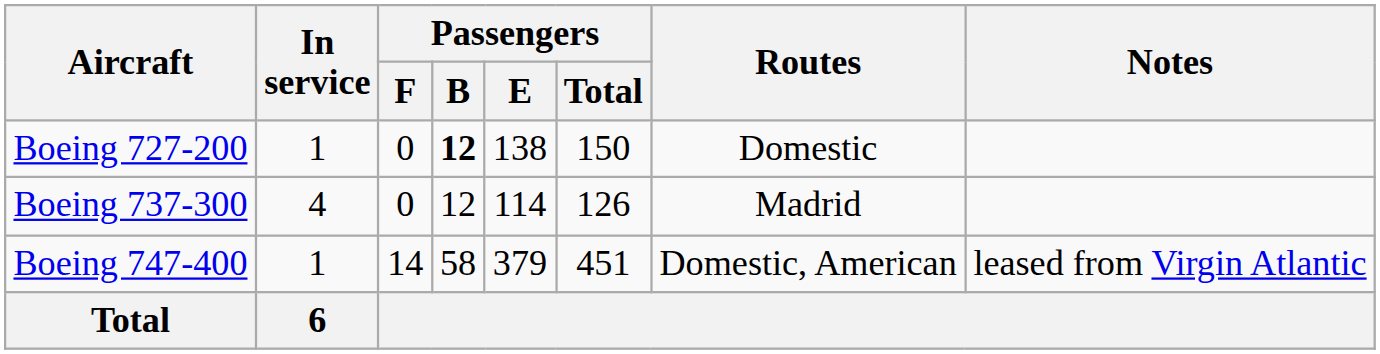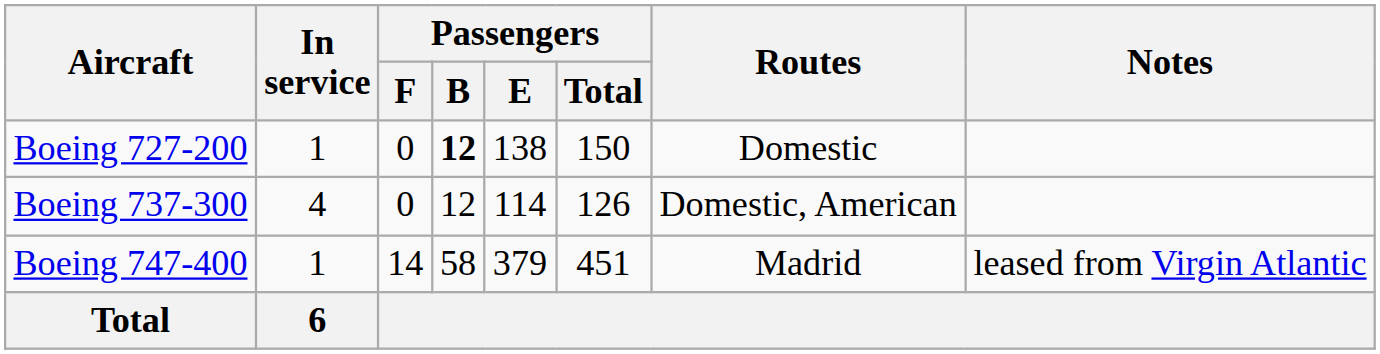(808, 205) Madrid -> (808, 205) Domestic, American
(808, 262) Domestic, American -> (808, 262) Madrid
